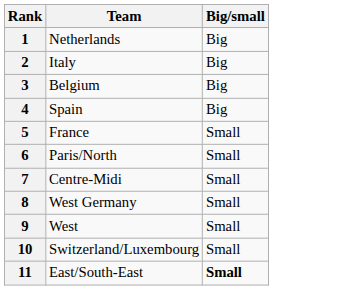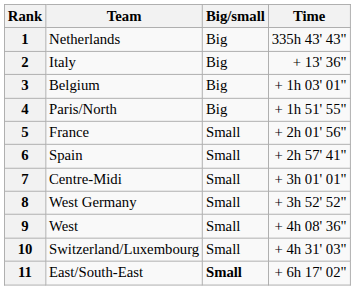+ column: (309, 16)
(66, 109) Spain -> (83, 109) Paris/North
(83, 156) Paris/North -> (66, 156) Spain
